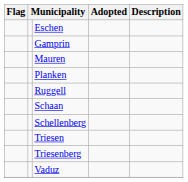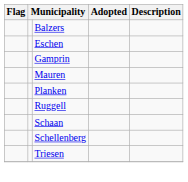+ row: (49, 28)
- row: (58, 153)
- row: (47, 169)
